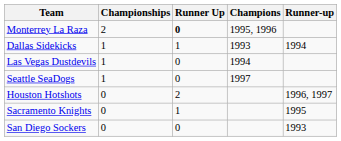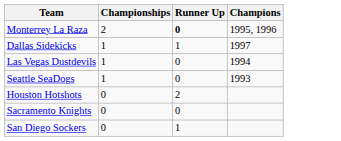- column: (310, 12)
(240, 45) 1993 -> (240, 45) 1997
(240, 78) 1997 -> (240, 78) 1993
(178, 111) 1 -> (178, 111) 0
(178, 128) 0 -> (178, 128) 1
